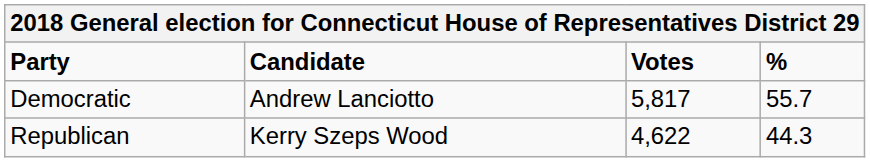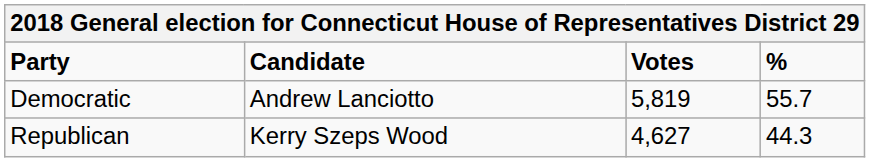(661, 99) 5,817 -> (661, 99) 5,819
(661, 136) 4,622 -> (661, 136) 4,627
